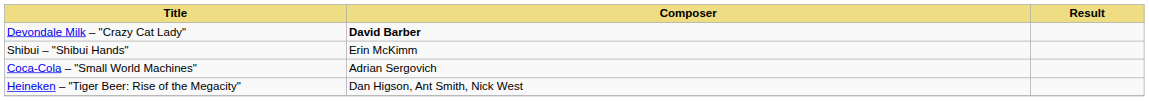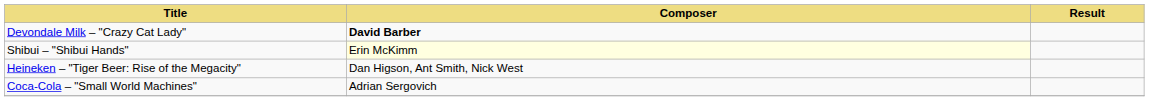(383, 50) no background -> (383, 50) lightyellow background
rows swapped: (102, 68) <-> (124, 86)
